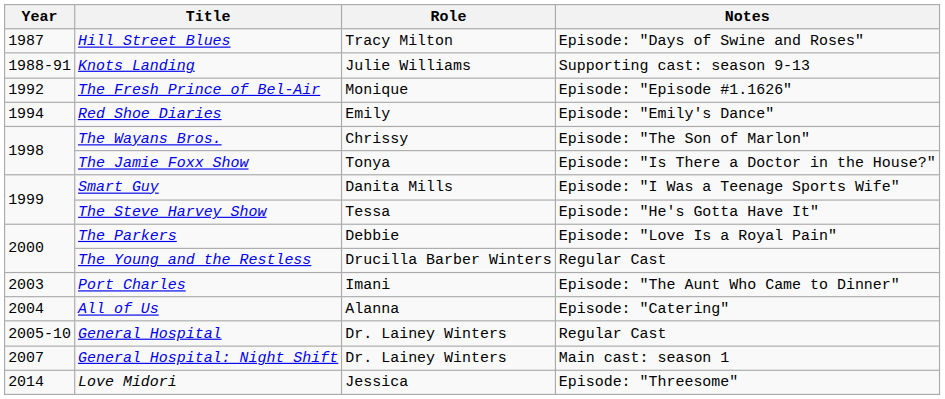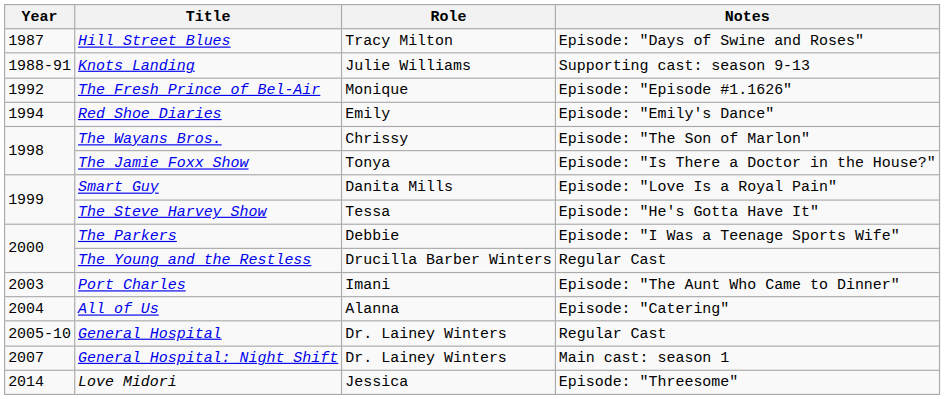(729, 187) Episode: "I Was a Teenage Sports Wife" -> (698, 187) Episode: "Love Is a Royal Pain"
(698, 236) Episode: "Love Is a Royal Pain" -> (729, 236) Episode: "I Was a Teenage Sports Wife"
